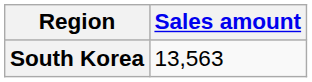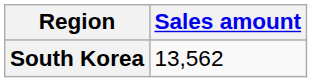(189, 58) 13,563 -> (189, 58) 13,562
